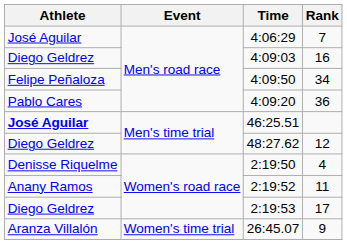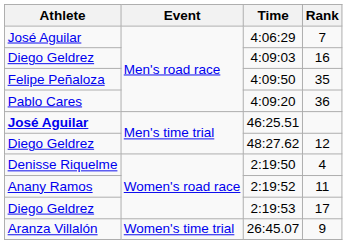(322, 80) 34 -> (322, 80) 35
